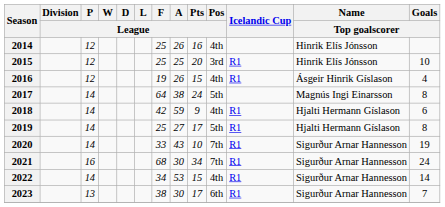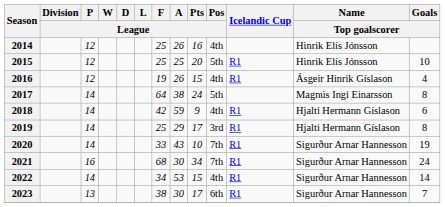(217, 62) 3rd -> (217, 62) 5th
(179, 128) 27 -> (179, 128) 29
(217, 128) 5th -> (217, 128) 3rd
